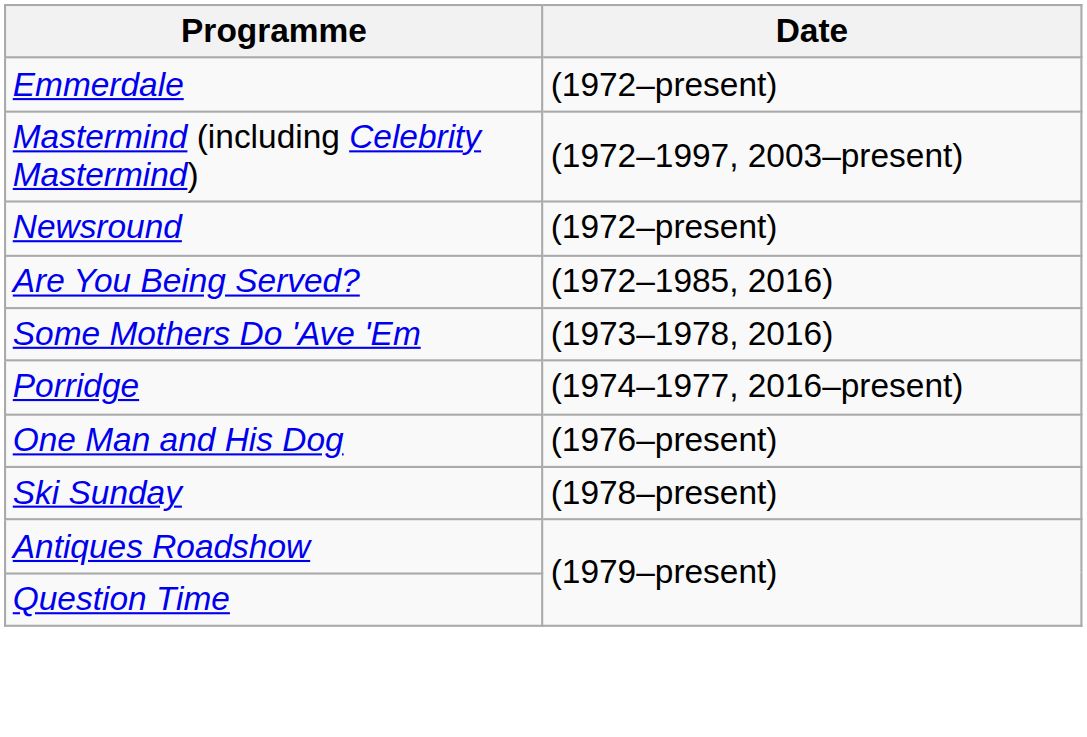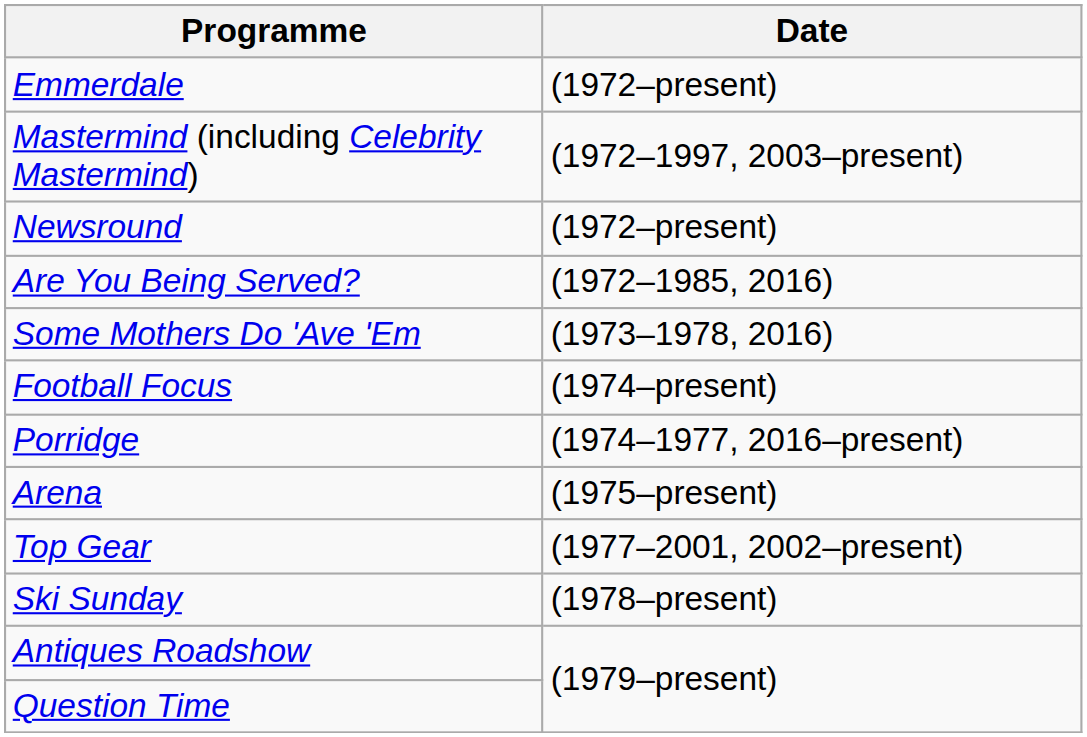+ row: (122, 386)
+ row: (57, 492)
- row: (178, 439)
+ row: (82, 545)
